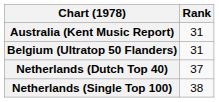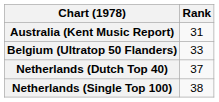(197, 50) 31 -> (197, 50) 33
